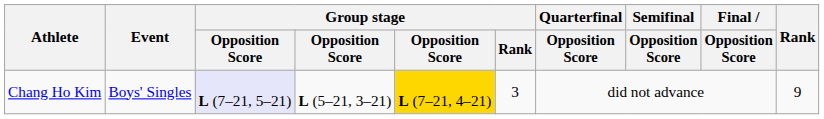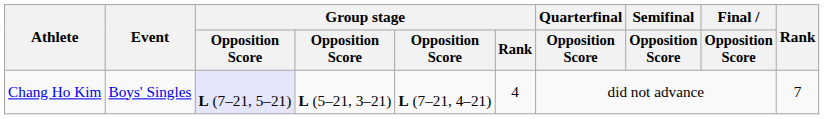(445, 101) gold background -> (445, 101) no background
(515, 92) 3 -> (515, 92) 4
(798, 92) 9 -> (798, 92) 7
